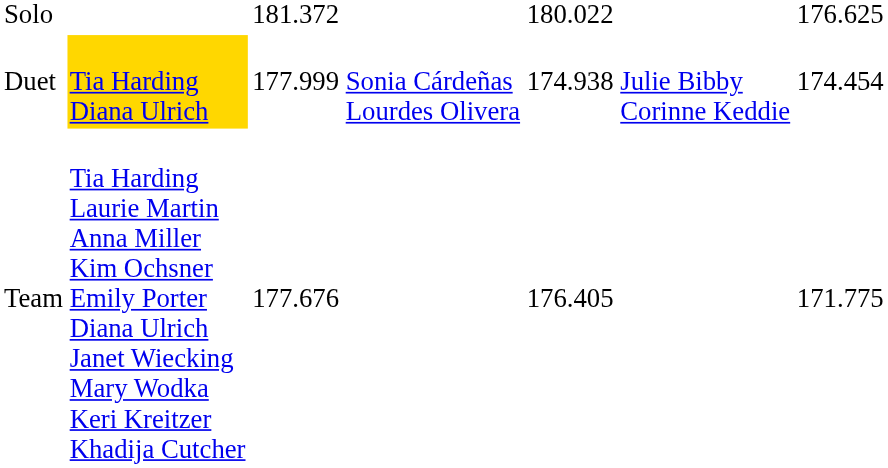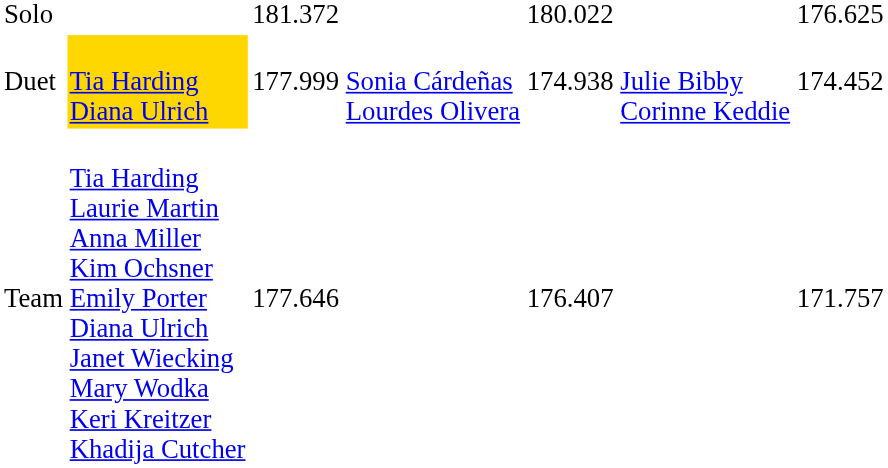(840, 81) 174.454 -> (840, 81) 174.452
(296, 298) 177.676 -> (296, 298) 177.646
(570, 298) 176.405 -> (570, 298) 176.407
(840, 298) 171.775 -> (840, 298) 171.757
